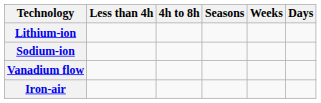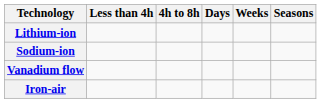columns swapped: (301, 13) <-> (225, 13)
